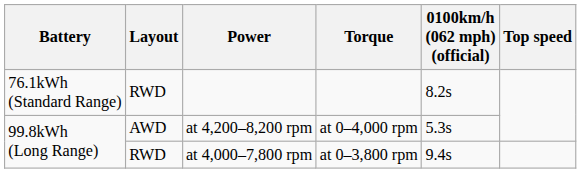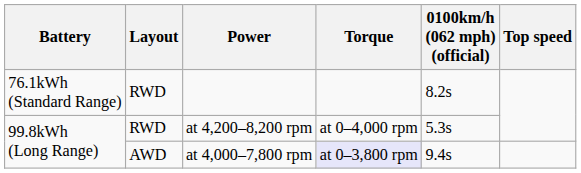(148, 128) AWD -> (148, 128) RWD
(148, 155) RWD -> (148, 155) AWD
(369, 155) no background -> (369, 155) lavender background
